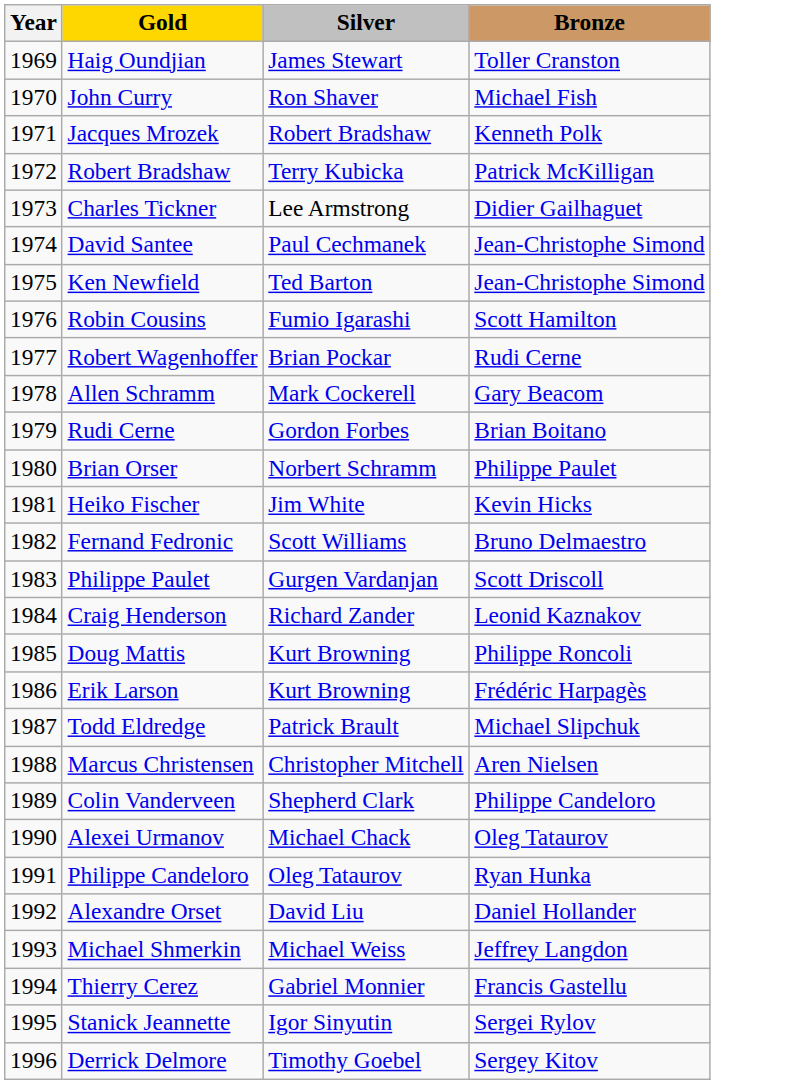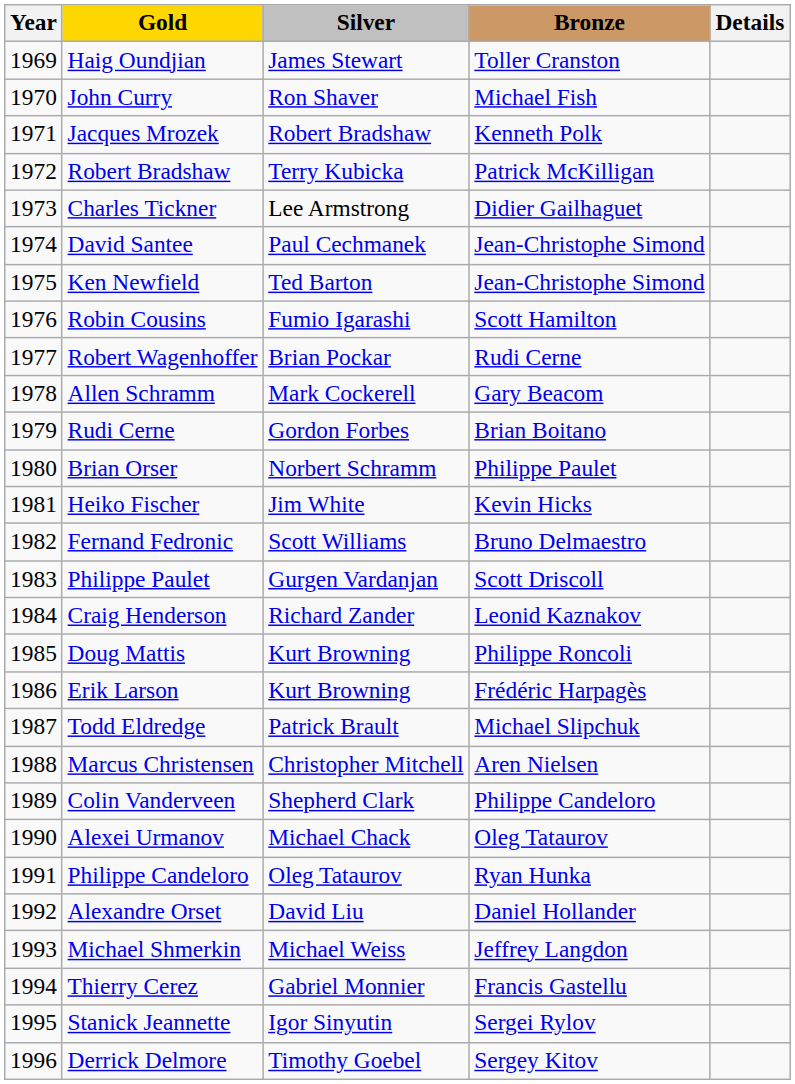+ column: (750, 23)
